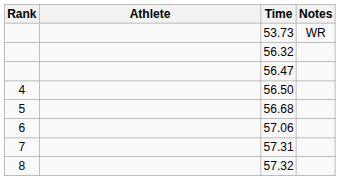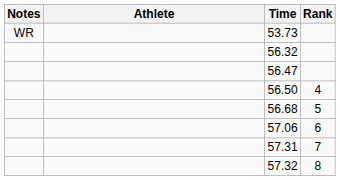columns swapped: (22, 14) <-> (316, 14)
